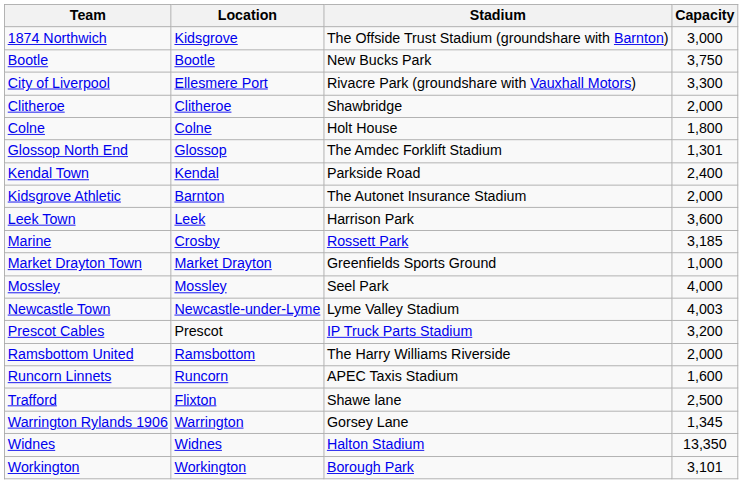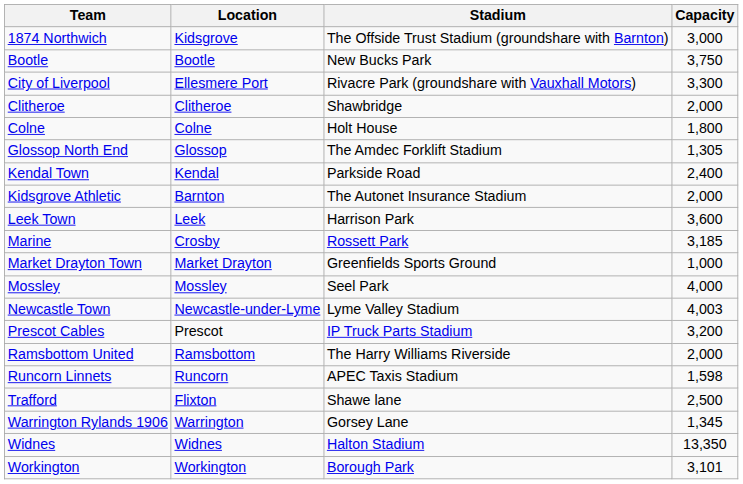(705, 151) 1,301 -> (705, 151) 1,305
(705, 377) 1,600 -> (705, 377) 1,598
